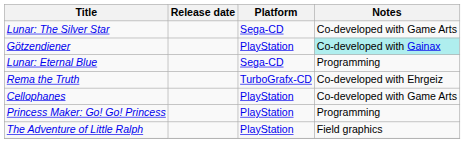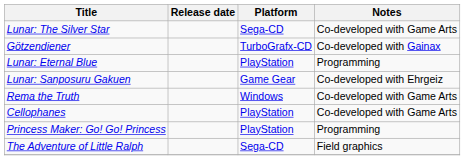(267, 46) PlayStation -> (276, 46) TurboGrafx-CD
(379, 46) paleturquoise background -> (379, 46) no background
(262, 63) Sega-CD -> (267, 63) PlayStation
+ row: (69, 79)
(276, 79) TurboGrafx-CD -> (262, 96) Windows
(380, 79) Co-developed with Ehrgeiz -> (387, 96) Co-developed with Game Arts
(267, 130) PlayStation -> (262, 146) Sega-CD
